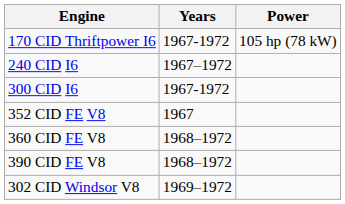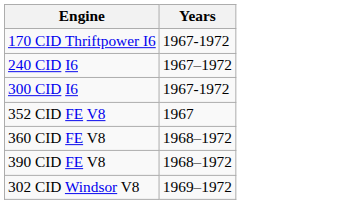- column: (288, 16)
